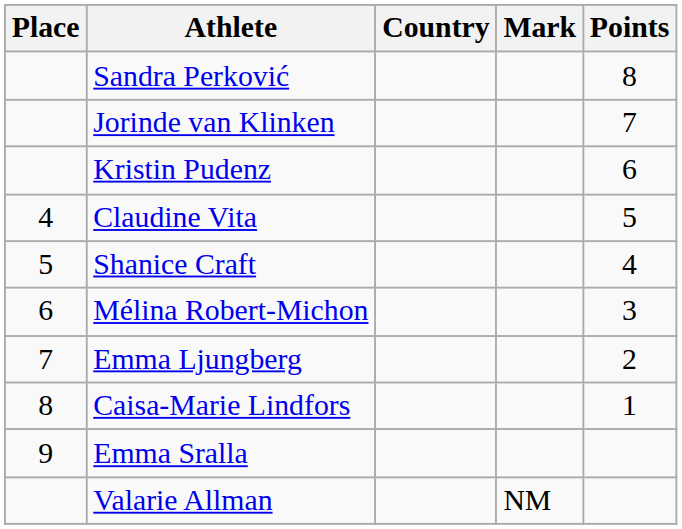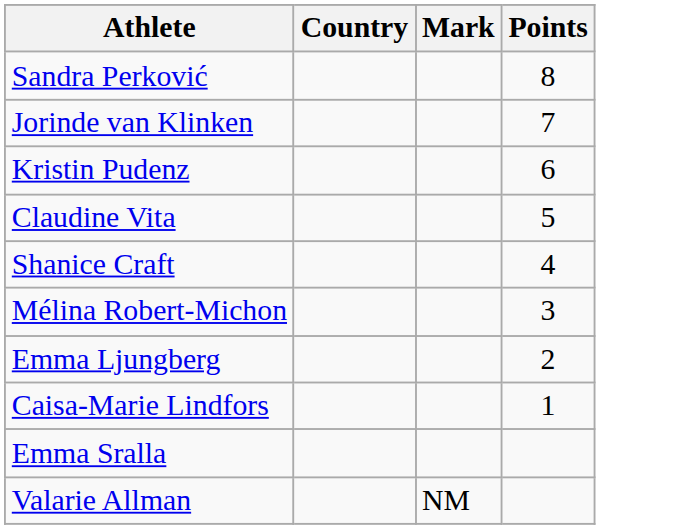- column: (46, 28)
